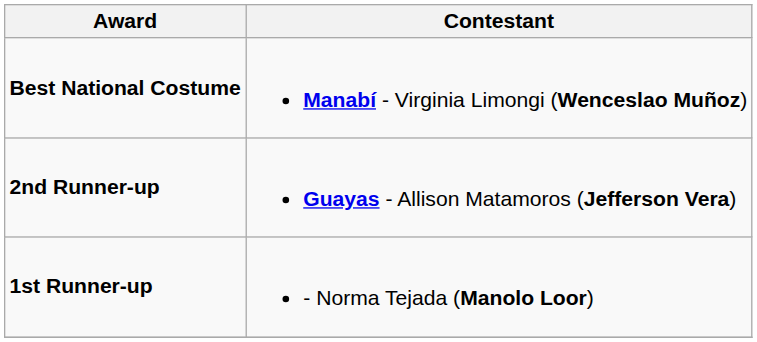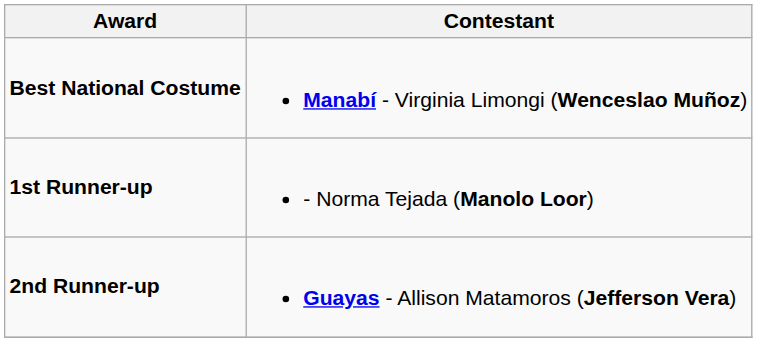rows swapped: (81, 286) <-> (85, 187)
